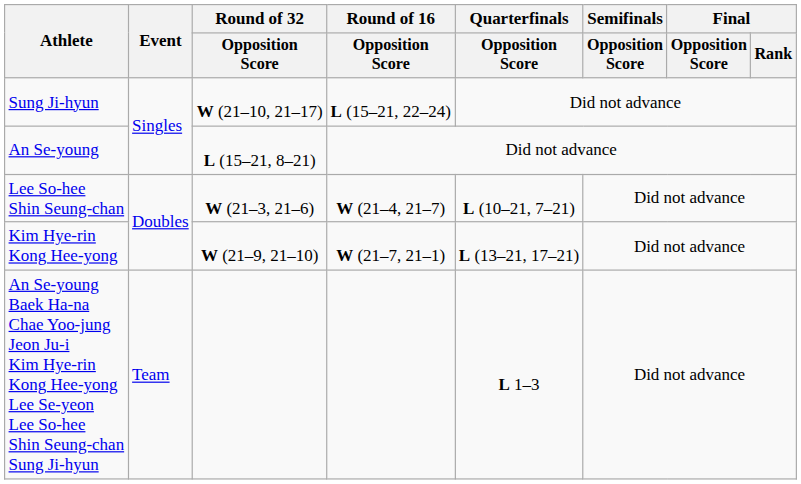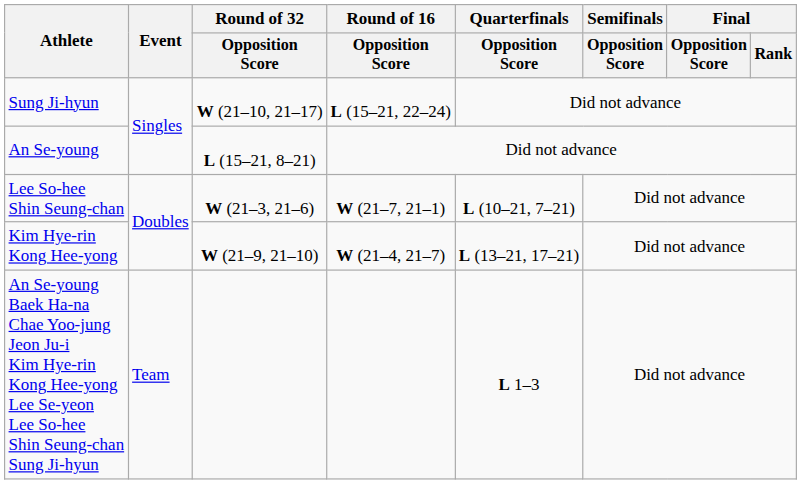(391, 208) W (21–4, 21–7) -> (391, 208) W (21–7, 21–1)
(391, 256) W (21–7, 21–1) -> (391, 256) W (21–4, 21–7)
